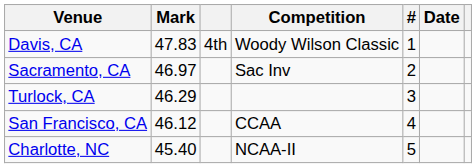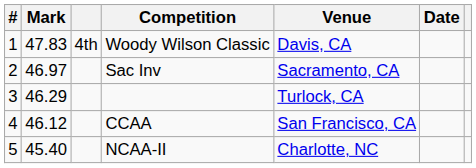columns swapped: (411, 17) <-> (78, 17)
